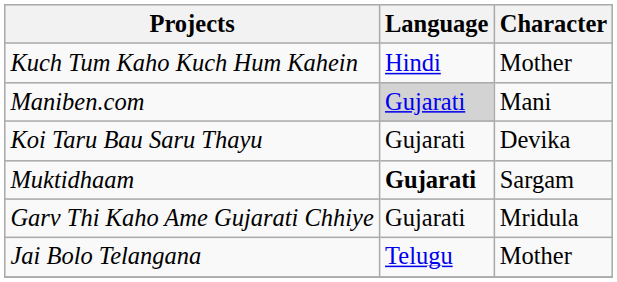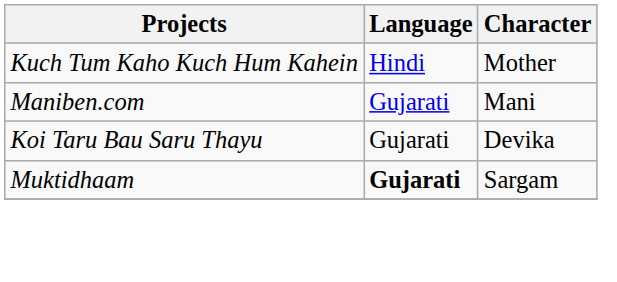(425, 101) lightgrey background -> (409, 101) no background
- row: (192, 218)
- row: (106, 256)
